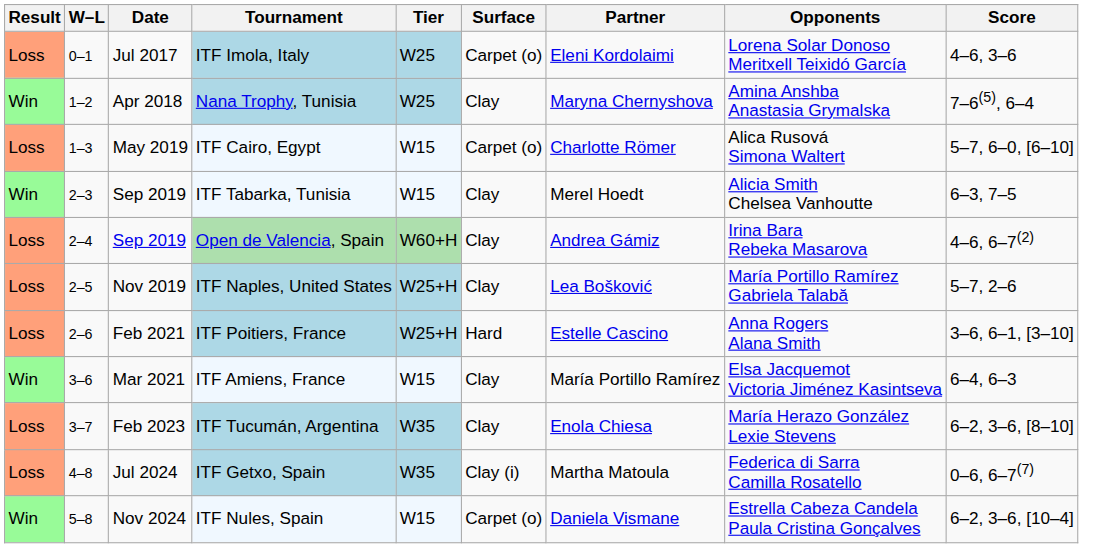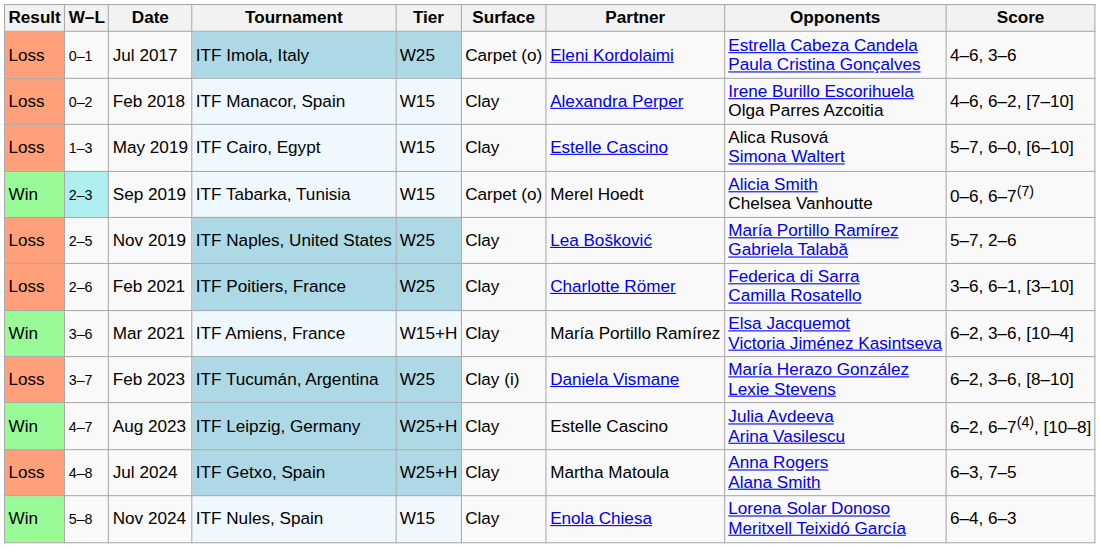(817, 54) Lorena Solar Donoso Meritxell Teixidó García -> (824, 54) Estrella Cabeza Candela Paula Cristina Gonçalves
+ row: (271, 101)
- row: (276, 101)
(504, 147) Carpet (o) -> (482, 147) Clay
(613, 147) Charlotte Römer -> (609, 147) Estelle Cascino
(81, 195) no background -> (81, 195) paleturquoise background
(482, 194) Clay -> (504, 194) Carpet (o)
(983, 194) 6–3, 7–5 -> (992, 194) 0–6, 6–7(7)
- row: (290, 240)
(428, 286) W25+H -> (417, 240) W25
(428, 333) W25+H -> (417, 286) W25
(484, 333) Hard -> (482, 286) Clay
(609, 333) Estelle Cascino -> (613, 286) Charlotte Römer
(778, 333) Anna Rogers Alana Smith -> (795, 286) Federica di Sarra Camilla Rosatello
(417, 379) W15 -> (428, 333) W15+H
(983, 379) 6–4, 6–3 -> (1012, 333) 6–2, 3–6, [10–4]
(417, 426) W35 -> (417, 379) W25
(482, 426) Clay -> (492, 379) Clay (i)
(601, 426) Enola Chiesa -> (615, 379) Daniela Vismane
+ row: (278, 426)
(417, 472) W35 -> (428, 472) W25+H
(492, 472) Clay (i) -> (482, 472) Clay
(795, 472) Federica di Sarra Camilla Rosatello -> (778, 472) Anna Rogers Alana Smith
(992, 472) 0–6, 6–7(7) -> (983, 472) 6–3, 7–5
(504, 518) Carpet (o) -> (482, 518) Clay
(615, 518) Daniela Vismane -> (601, 518) Enola Chiesa
(824, 518) Estrella Cabeza Candela Paula Cristina Gonçalves -> (817, 518) Lorena Solar Donoso Meritxell Teixidó García
(1012, 518) 6–2, 3–6, [10–4] -> (983, 518) 6–4, 6–3
